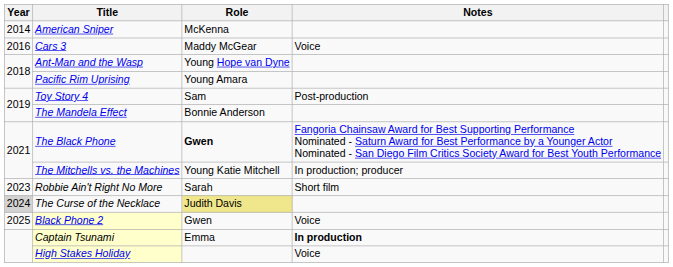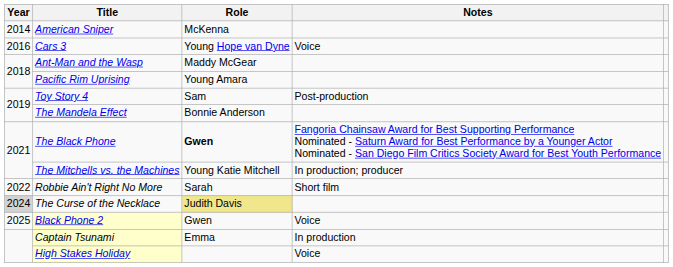(220, 46) Maddy McGear -> (237, 46) Young Hope van Dyne
(237, 63) Young Hope van Dyne -> (220, 63) Maddy McGear
(19, 187) 2023 -> (19, 187) 2022
(328, 237) bold -> (325, 237) normal
